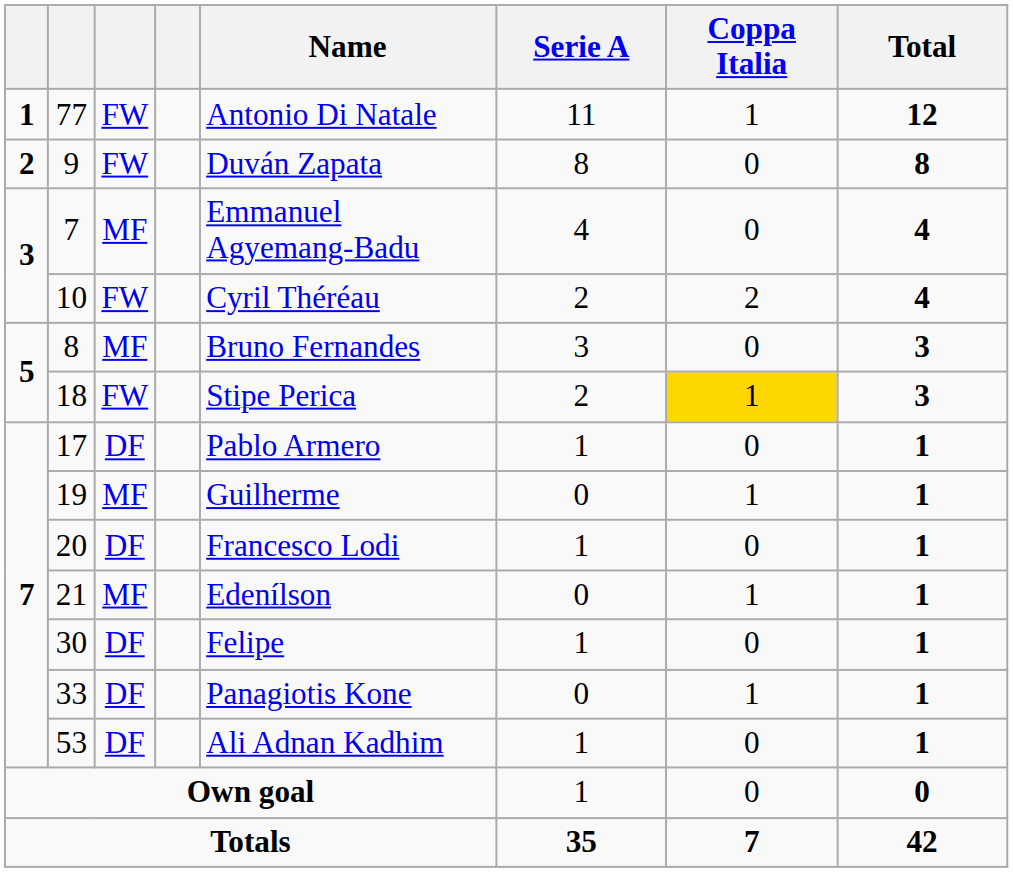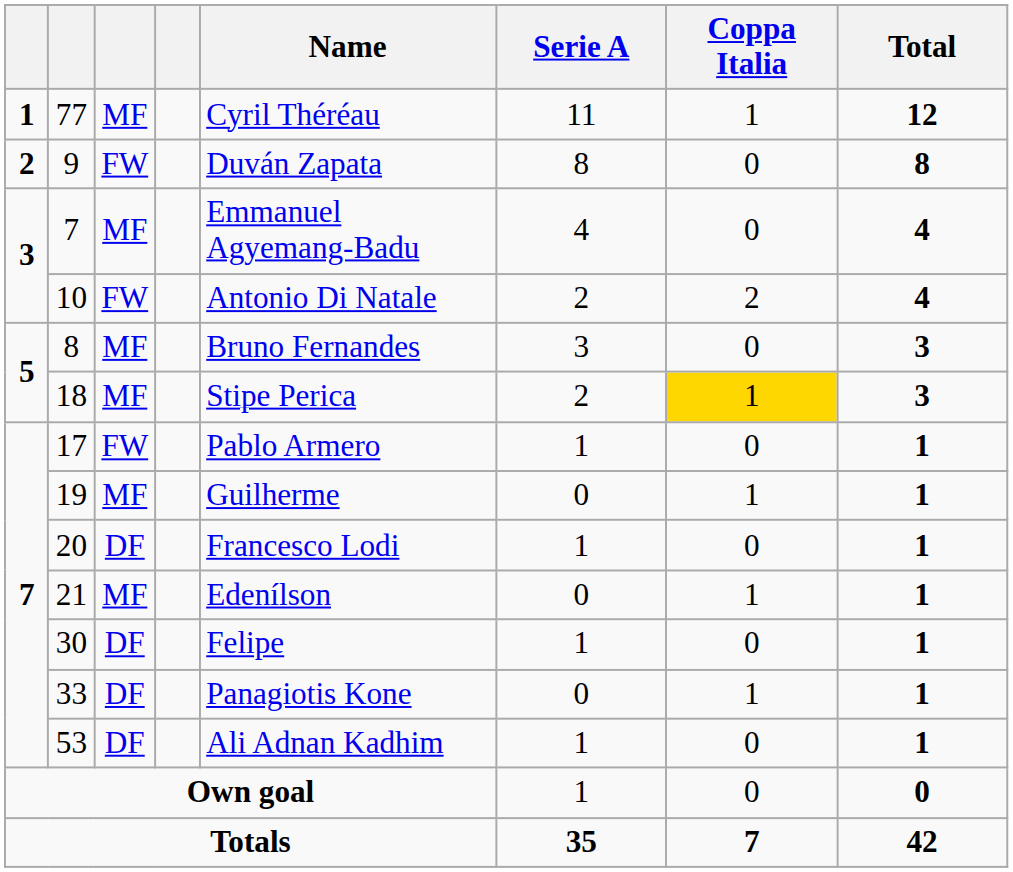(125, 113) FW -> (125, 113) MF
(321, 113) Antonio Di Natale -> (293, 113) Cyril Théréau
(293, 297) Cyril Théréau -> (321, 297) Antonio Di Natale
(125, 396) FW -> (125, 396) MF
(125, 445) DF -> (125, 445) FW
